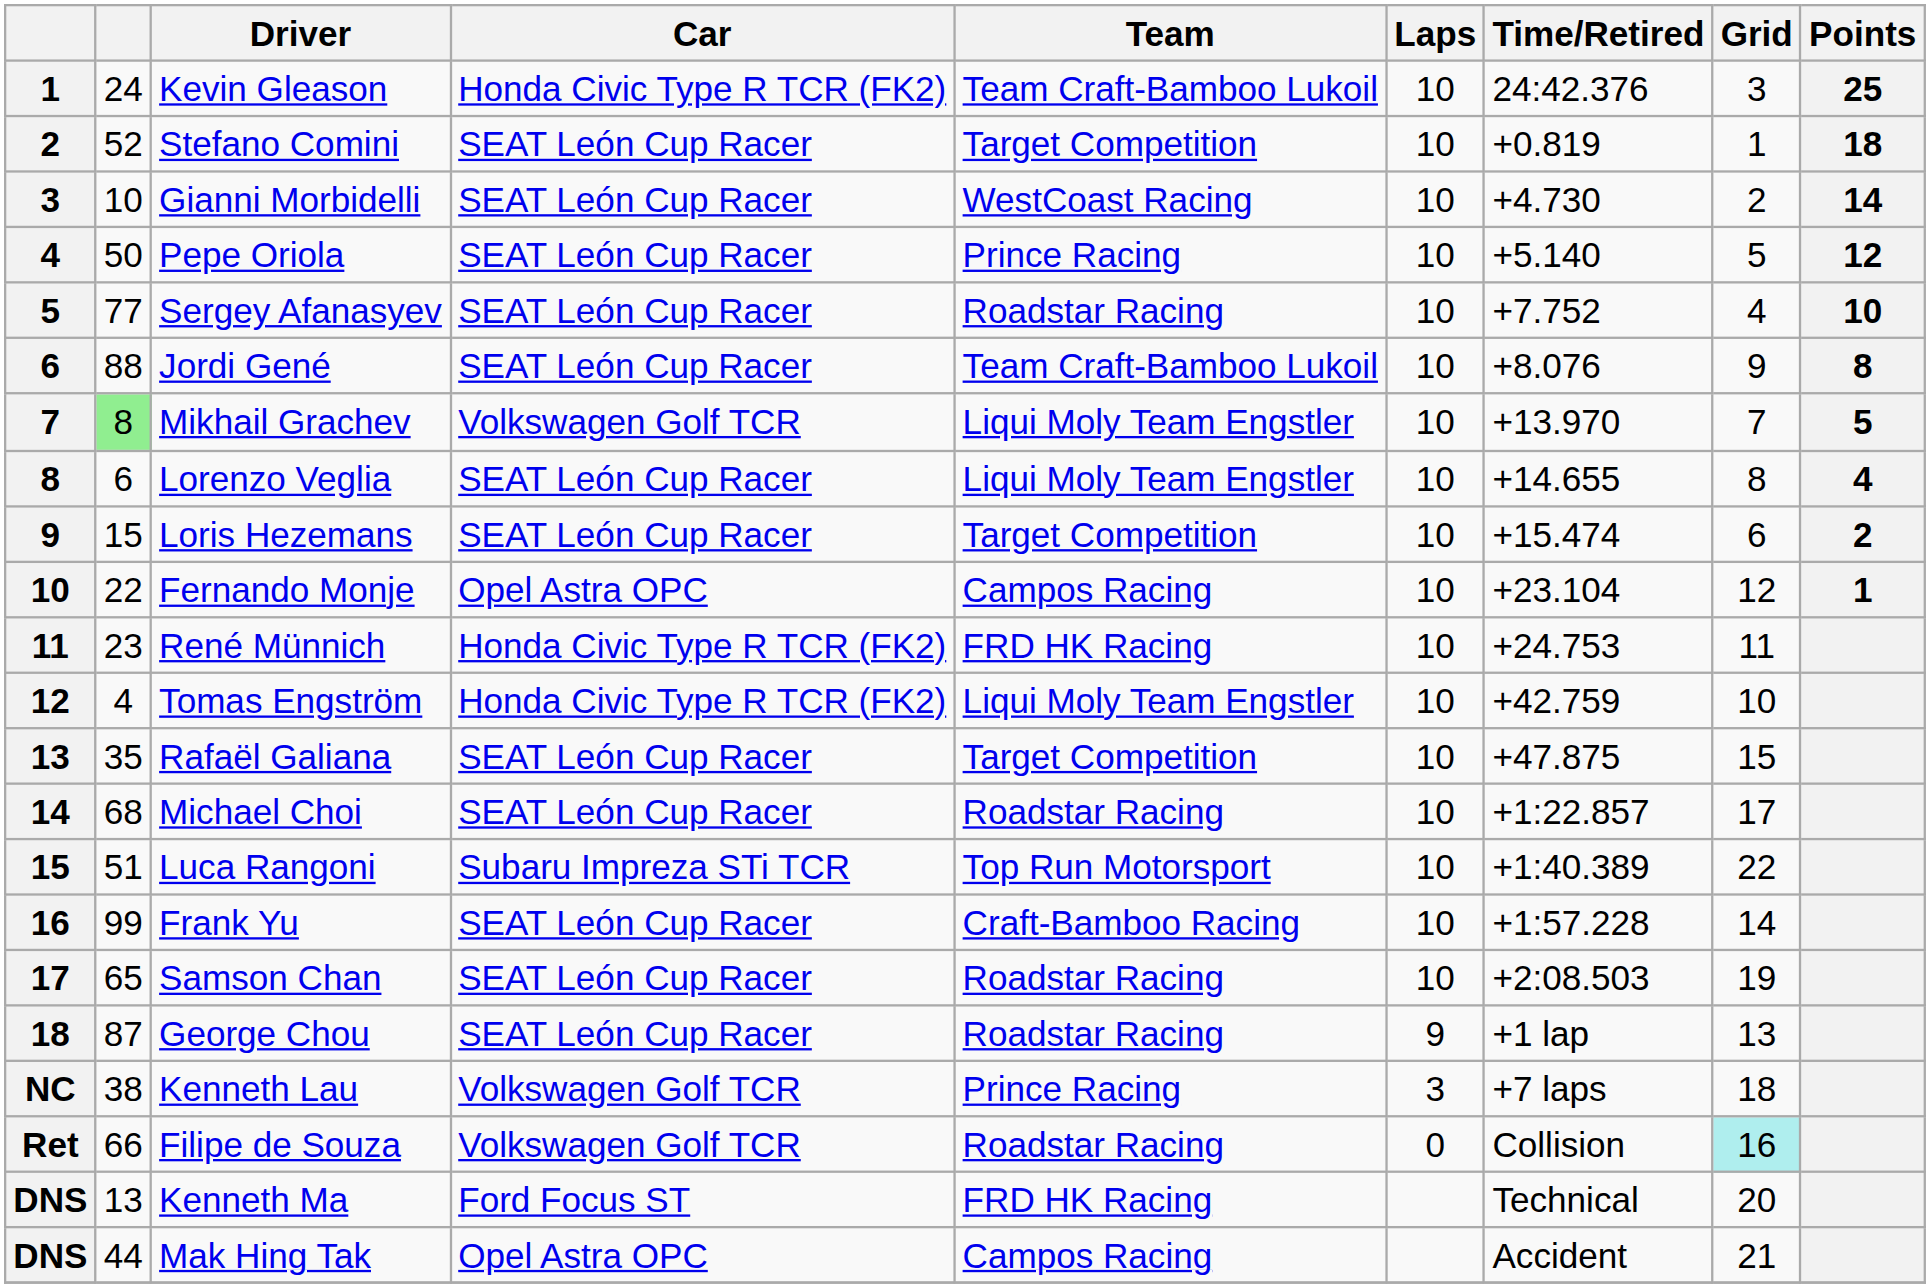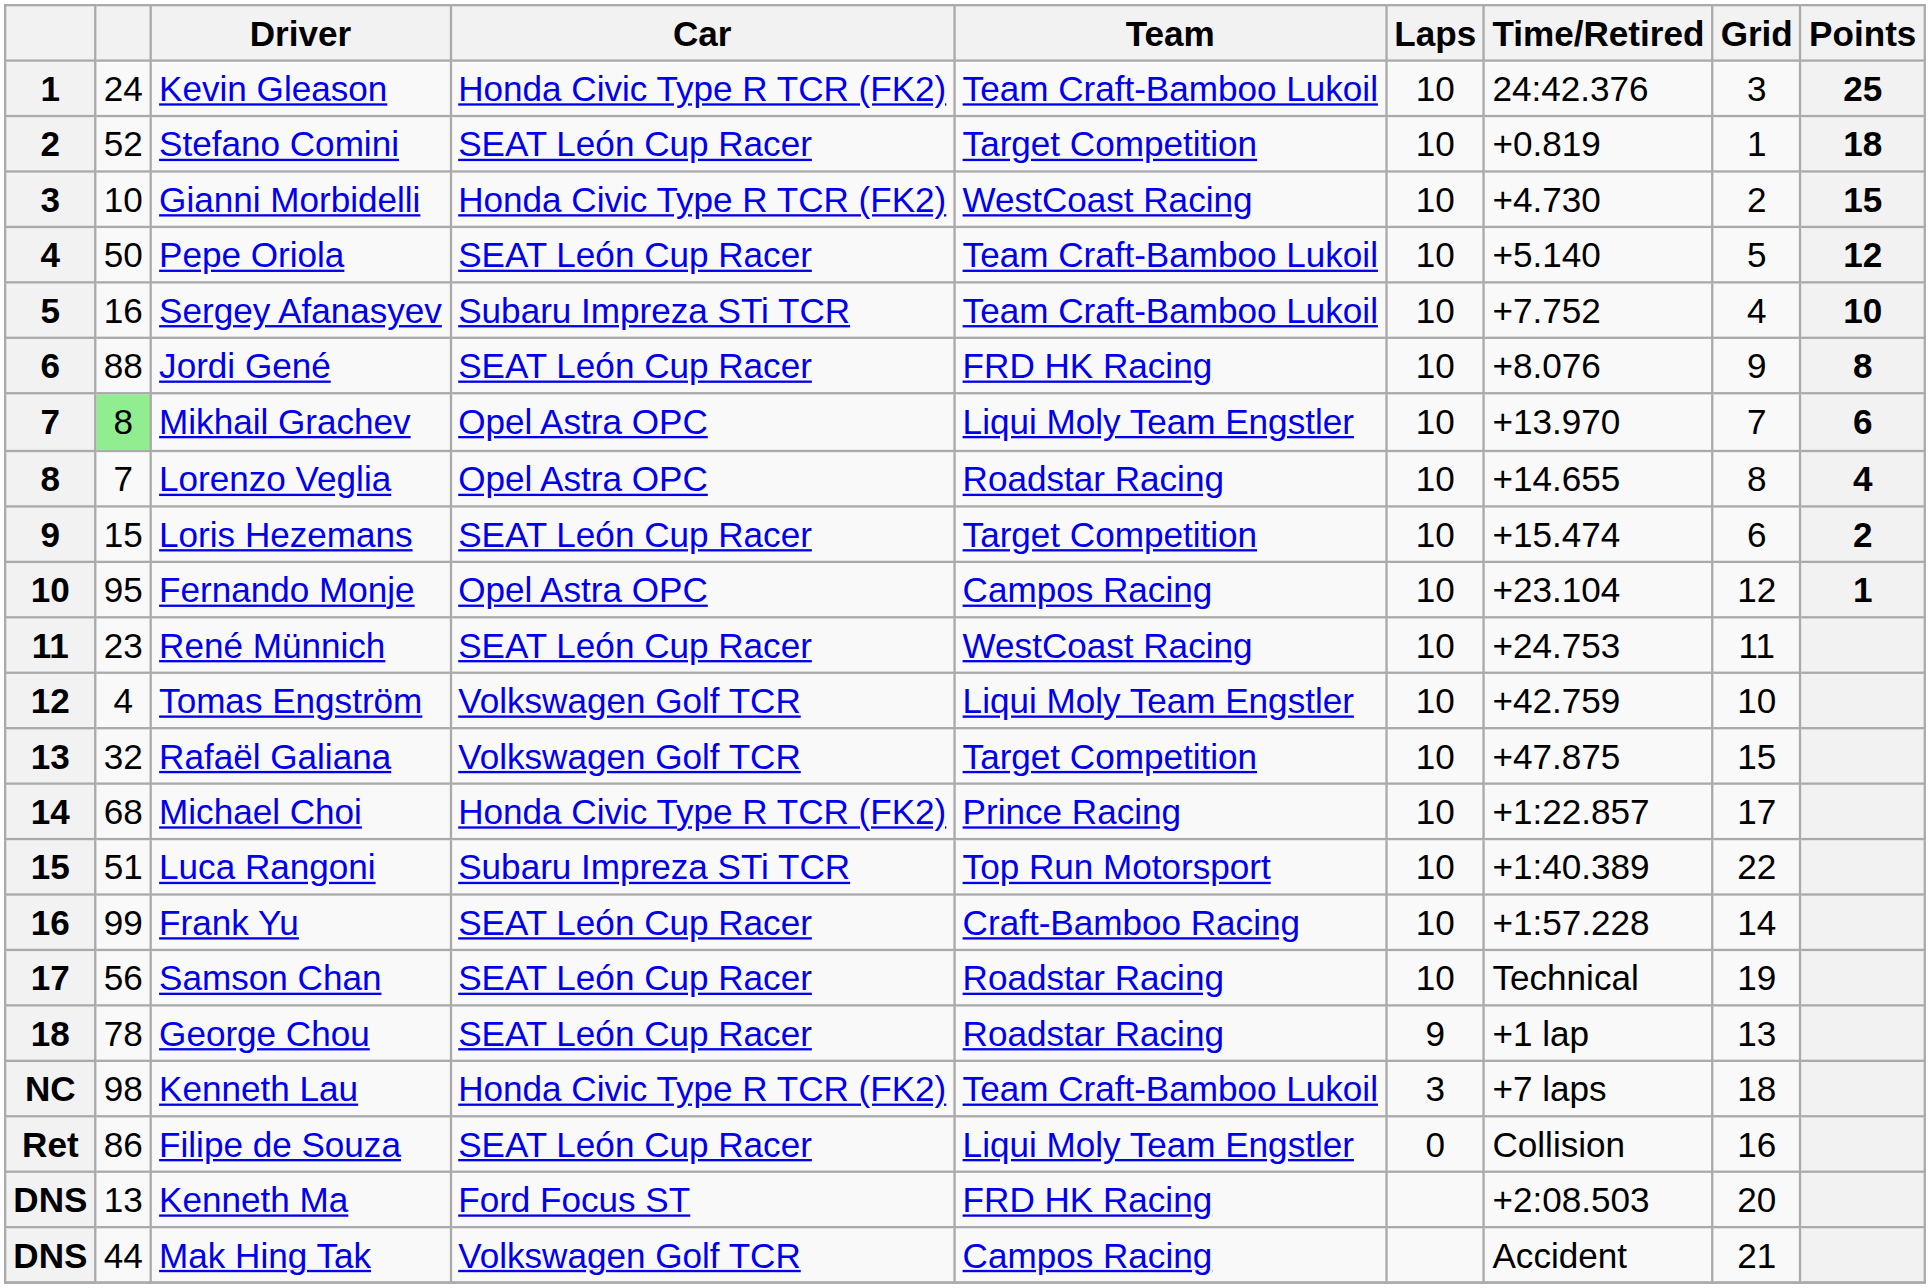(635, 200) SEAT León Cup Racer -> (702, 200) Honda Civic Type R TCR (FK2)
(1863, 200) 14 -> (1863, 200) 15
(1072, 255) Prince Racing -> (1170, 255) Team Craft-Bamboo Lukoil
(123, 311) 77 -> (123, 311) 16
(635, 311) SEAT León Cup Racer -> (654, 311) Subaru Impreza STi TCR
(1093, 311) Roadstar Racing -> (1170, 311) Team Craft-Bamboo Lukoil
(1170, 367) Team Craft-Bamboo Lukoil -> (1087, 367) FRD HK Racing
(629, 422) Volkswagen Golf TCR -> (583, 422) Opel Astra OPC
(1863, 422) 5 -> (1863, 422) 6
(123, 478) 6 -> (123, 478) 7
(635, 478) SEAT León Cup Racer -> (583, 478) Opel Astra OPC
(1158, 478) Liqui Moly Team Engstler -> (1093, 478) Roadstar Racing
(123, 589) 22 -> (123, 589) 95
(702, 645) Honda Civic Type R TCR (FK2) -> (635, 645) SEAT León Cup Racer
(1087, 645) FRD HK Racing -> (1108, 645) WestCoast Racing
(702, 700) Honda Civic Type R TCR (FK2) -> (629, 700) Volkswagen Golf TCR
(123, 756) 35 -> (123, 756) 32
(635, 756) SEAT León Cup Racer -> (629, 756) Volkswagen Golf TCR
(635, 811) SEAT León Cup Racer -> (702, 811) Honda Civic Type R TCR (FK2)
(1093, 811) Roadstar Racing -> (1072, 811) Prince Racing
(123, 978) 65 -> (123, 978) 56
(1571, 978) +2:08.503 -> (1566, 978) Technical
(123, 1034) 87 -> (123, 1034) 78
(123, 1089) 38 -> (123, 1089) 98
(629, 1089) Volkswagen Golf TCR -> (702, 1089) Honda Civic Type R TCR (FK2)
(1072, 1089) Prince Racing -> (1170, 1089) Team Craft-Bamboo Lukoil
(123, 1145) 66 -> (123, 1145) 86
(629, 1145) Volkswagen Golf TCR -> (635, 1145) SEAT León Cup Racer
(1093, 1145) Roadstar Racing -> (1158, 1145) Liqui Moly Team Engstler
(1757, 1145) paleturquoise background -> (1757, 1145) no background
(1566, 1200) Technical -> (1571, 1200) +2:08.503
(583, 1256) Opel Astra OPC -> (629, 1256) Volkswagen Golf TCR
